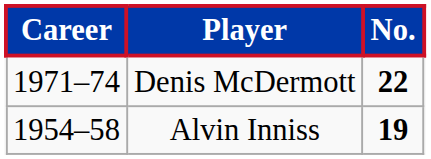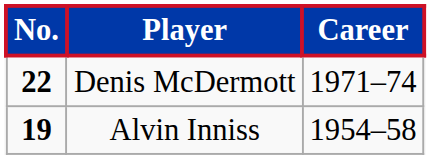columns swapped: (393, 30) <-> (66, 30)
